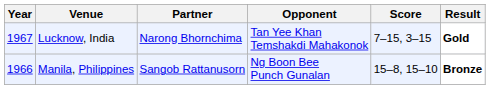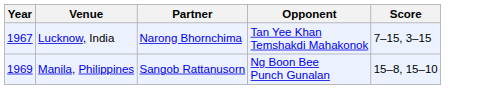- column: (463, 14)
(20, 69) 1966 -> (20, 69) 1969
